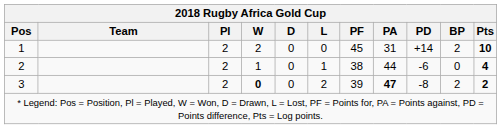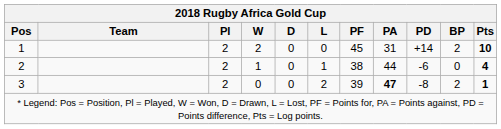(258, 85) bold -> (258, 85) normal
(485, 85) 2 -> (485, 85) 1
